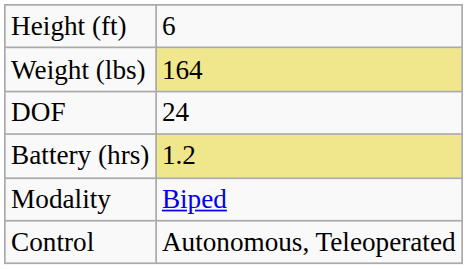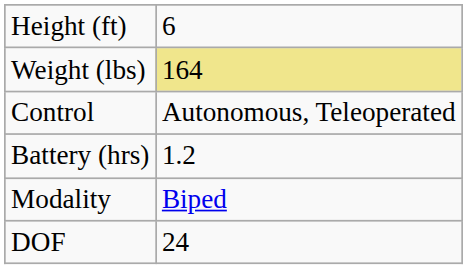rows swapped: (38, 112) <-> (53, 241)
(179, 155) khaki background -> (179, 155) no background
